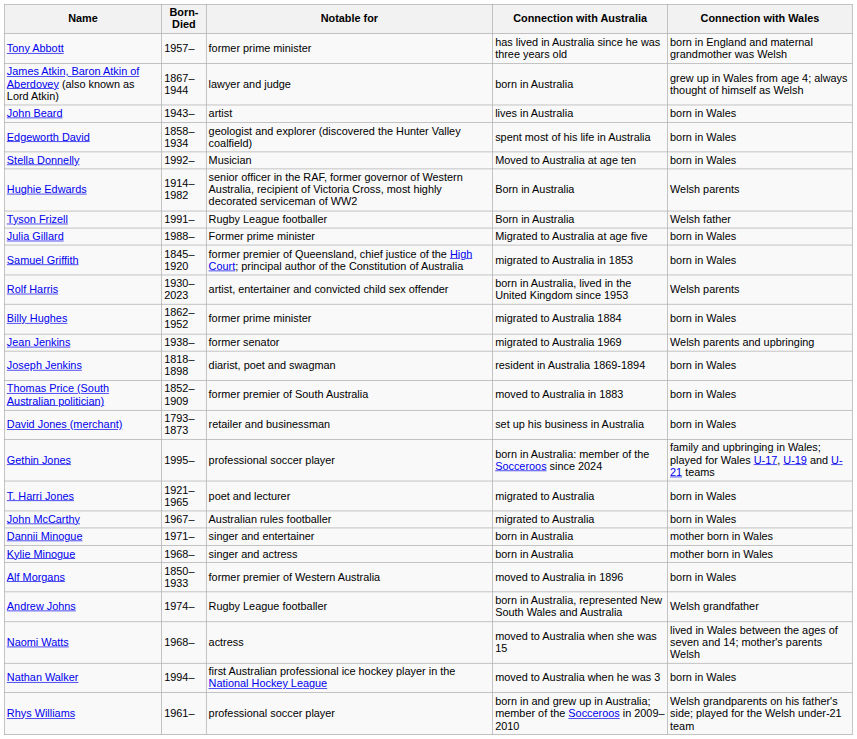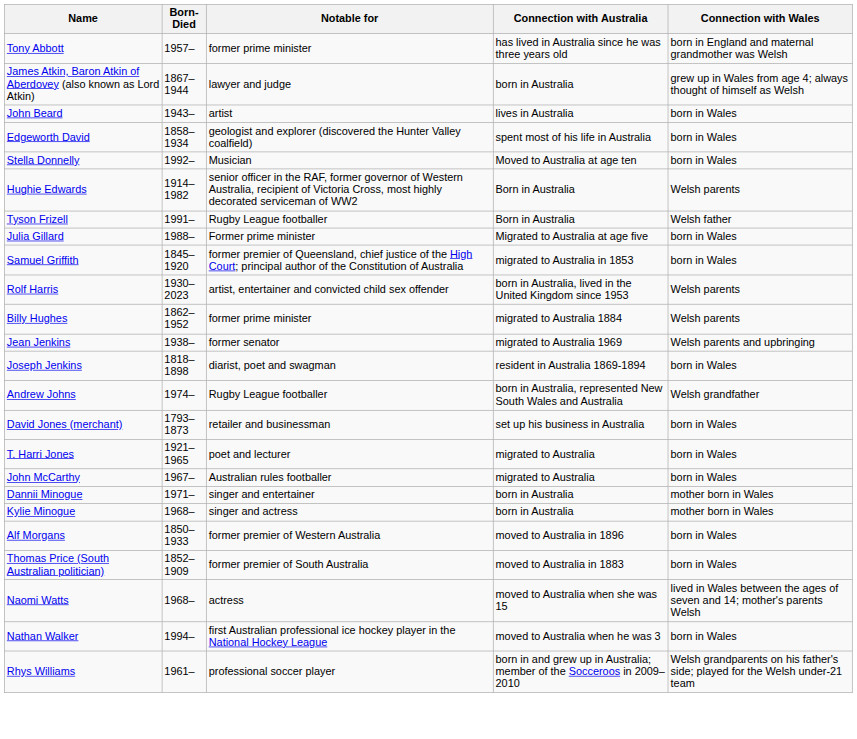(703, 319) born in Wales -> (705, 319) Welsh parents
rows swapped: (41, 606) <-> (58, 395)
- row: (39, 460)
